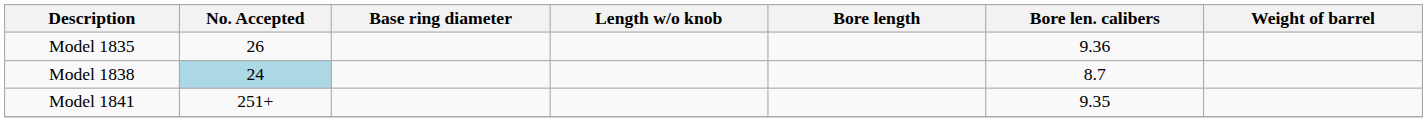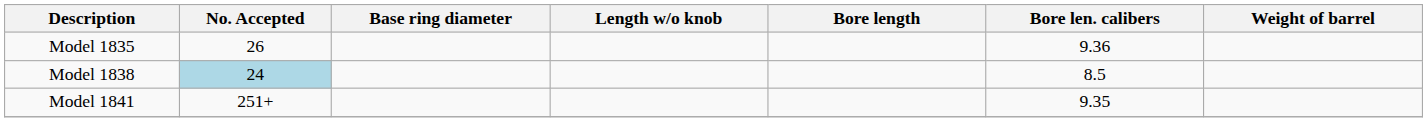(1095, 74) 8.7 -> (1095, 74) 8.5
